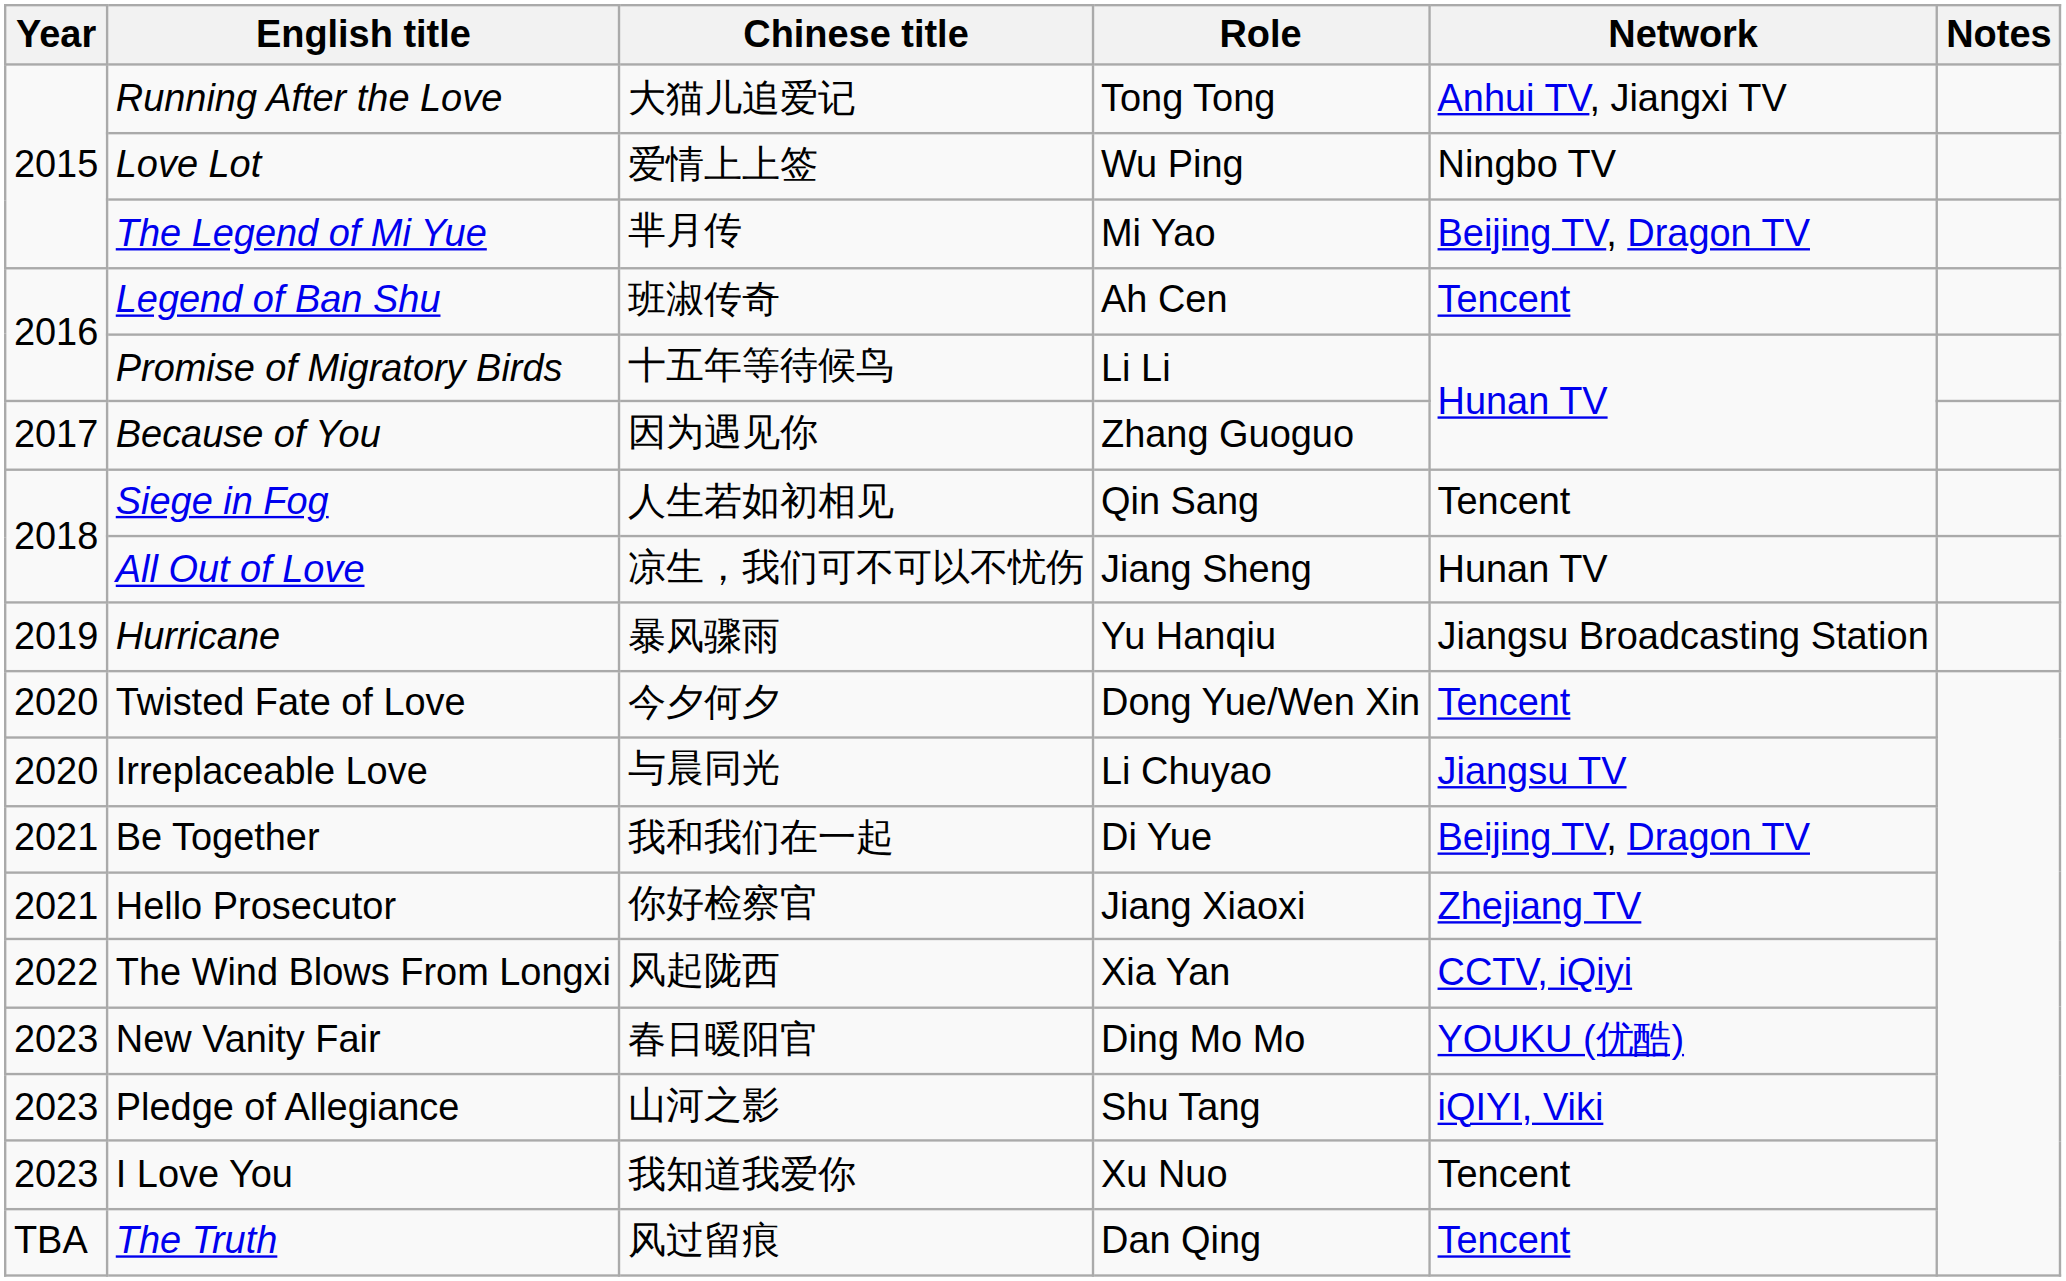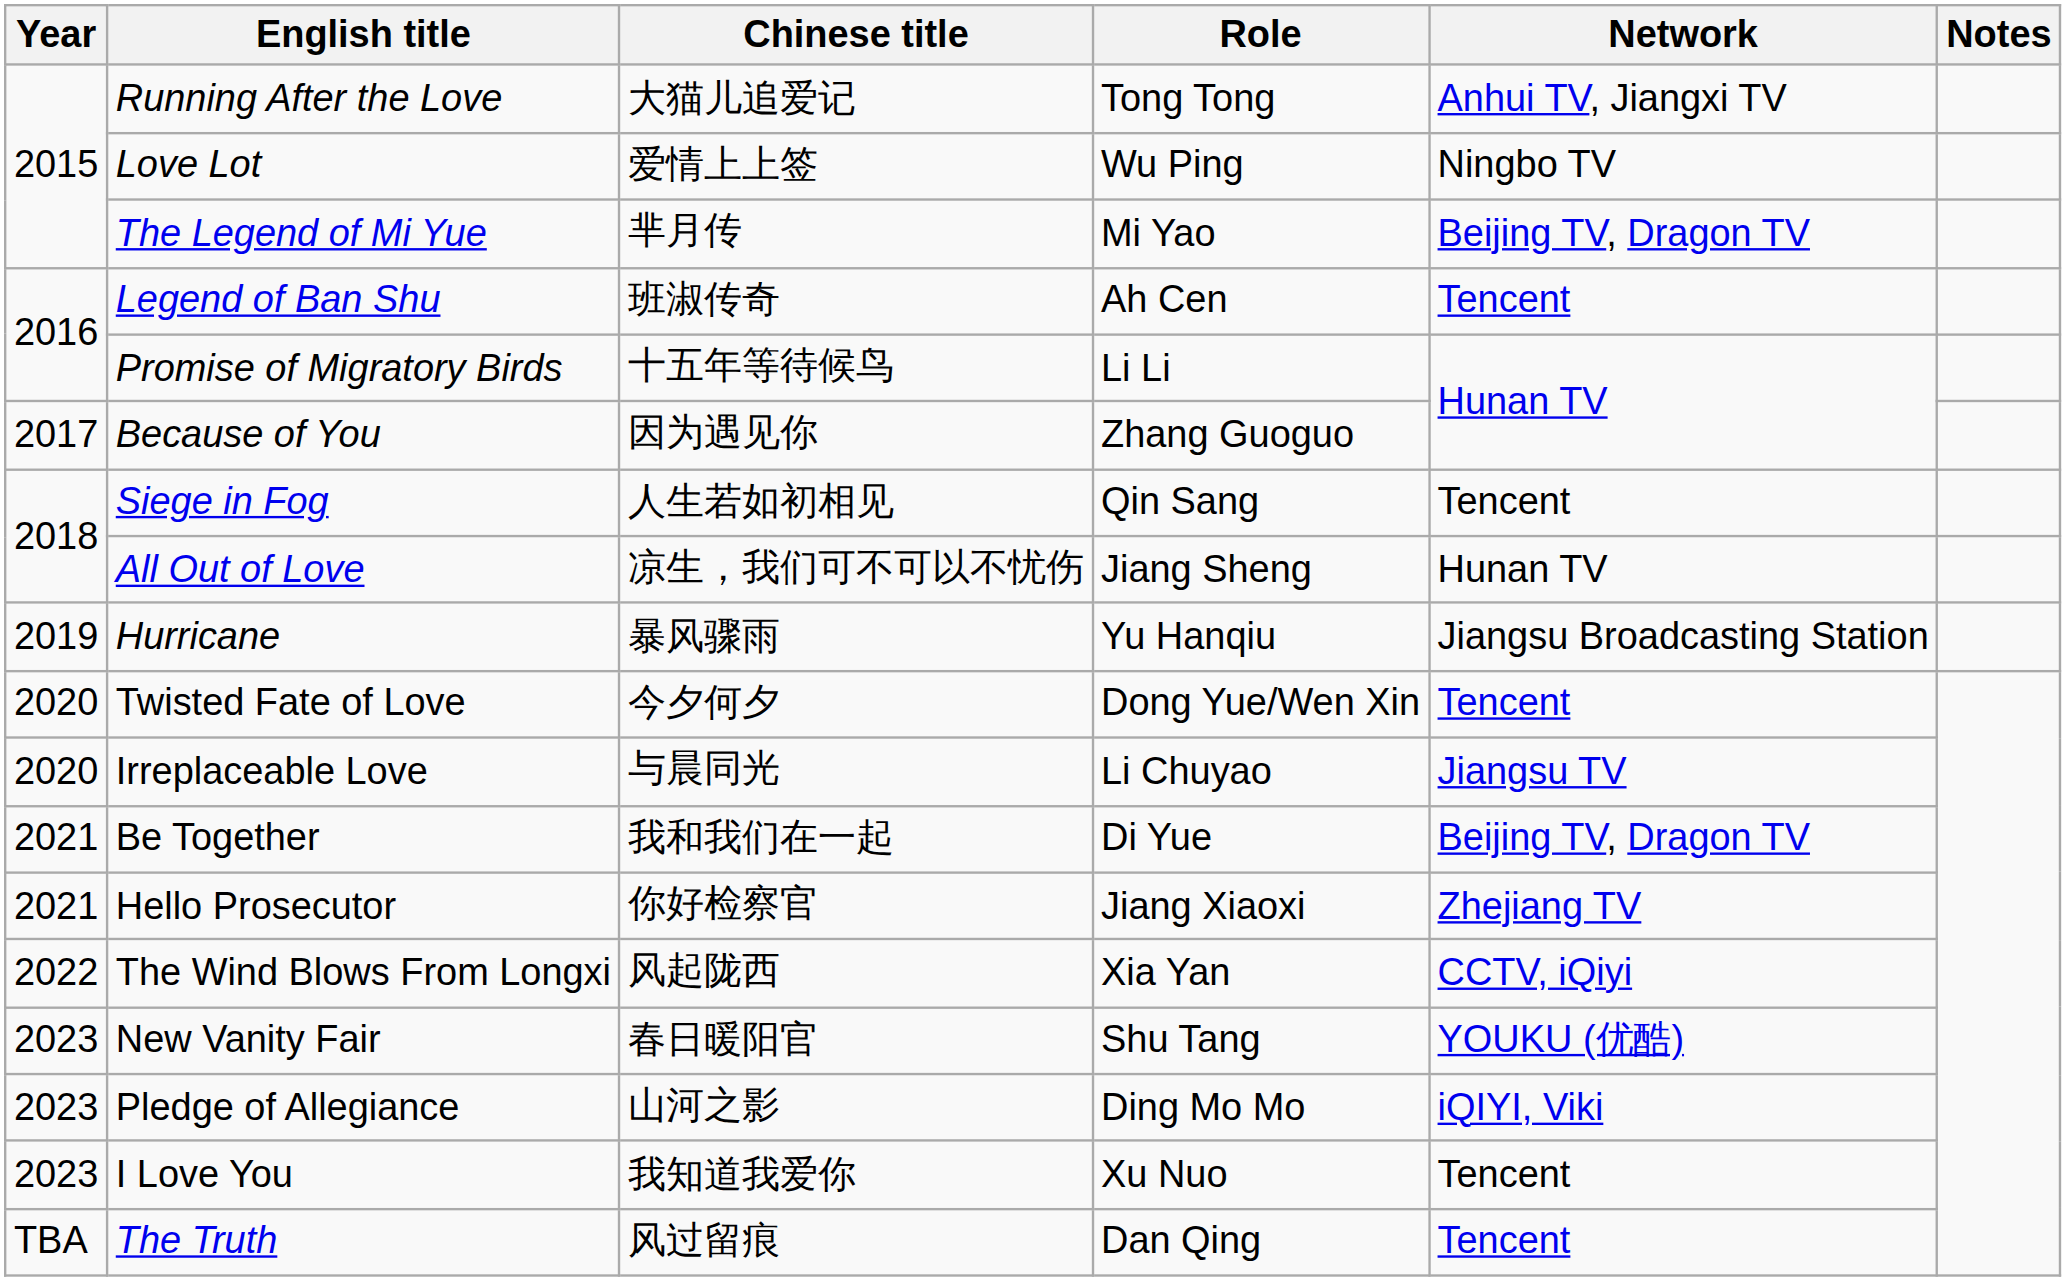(1203, 1039) Ding Mo Mo -> (1181, 1039) Shu Tang
(1181, 1106) Shu Tang -> (1203, 1106) Ding Mo Mo
